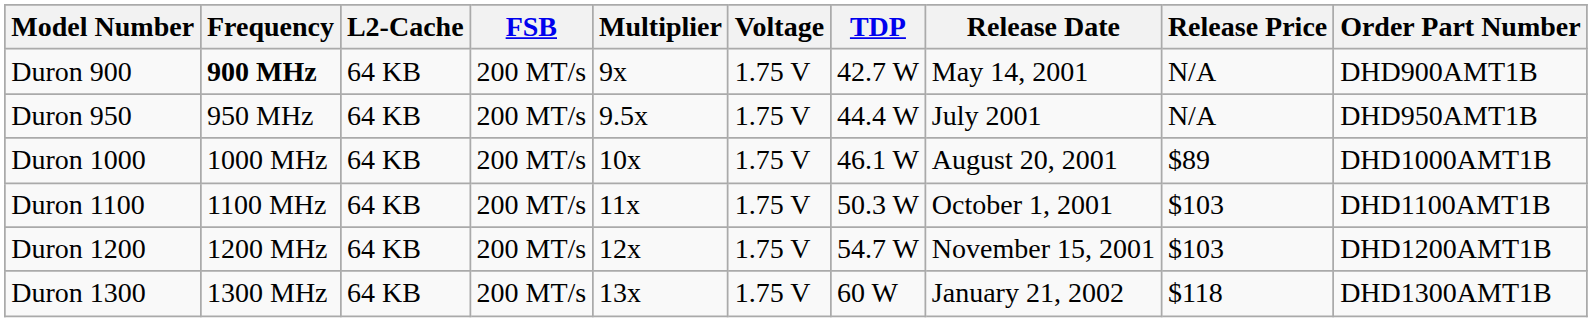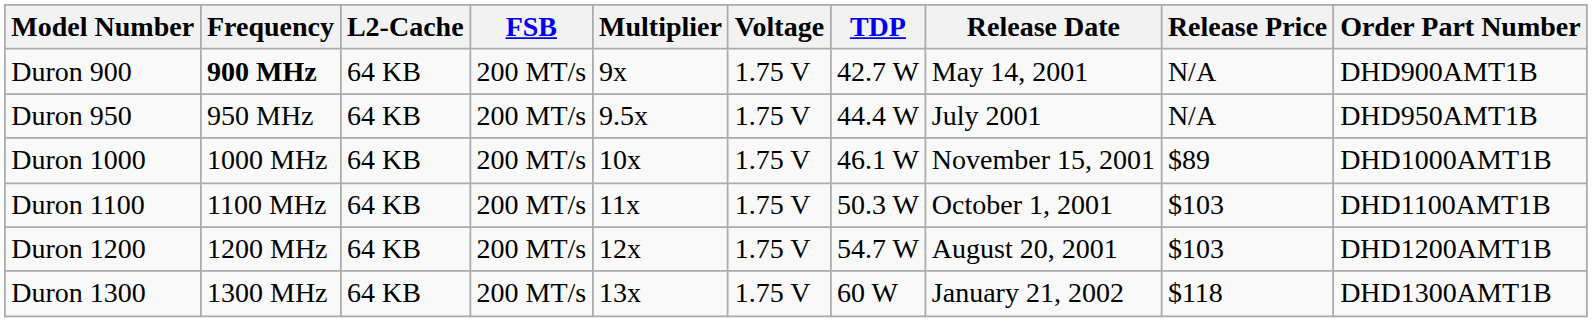(1025, 159) August 20, 2001 -> (1043, 159) November 15, 2001
(1043, 248) November 15, 2001 -> (1025, 248) August 20, 2001
